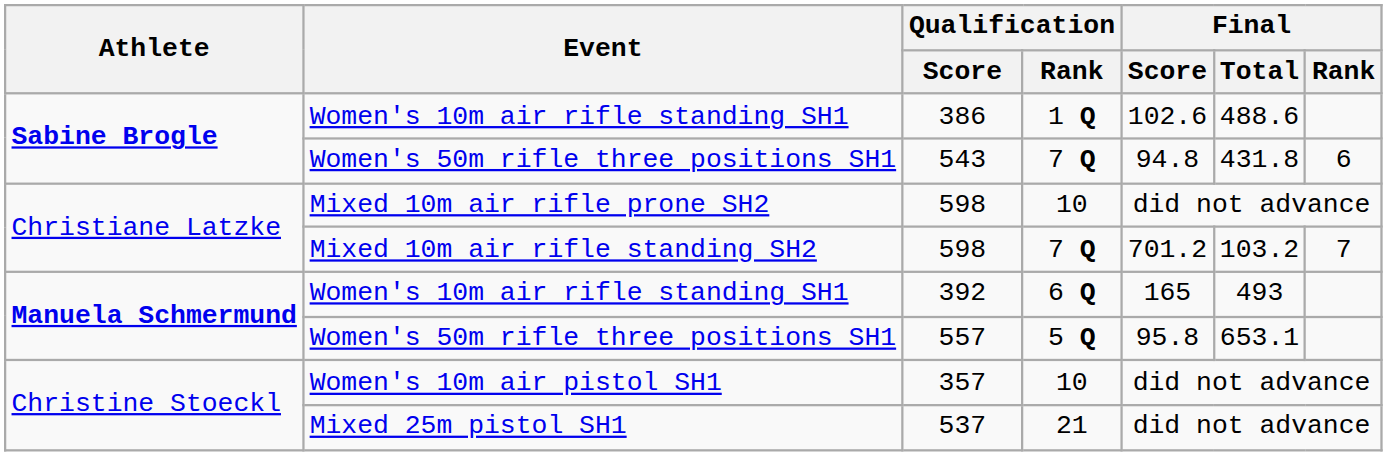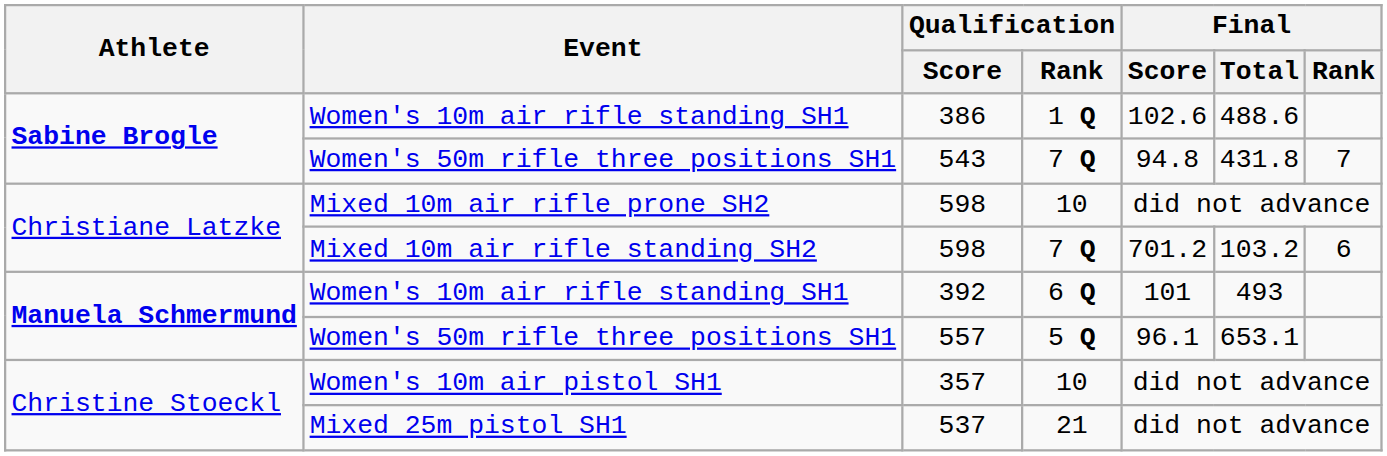(1344, 160) 6 -> (1344, 160) 7
(1344, 249) 7 -> (1344, 249) 6
(1167, 294) 165 -> (1167, 294) 101
(1167, 338) 95.8 -> (1167, 338) 96.1
